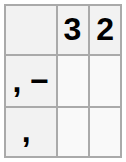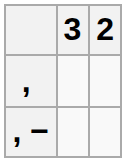rows swapped: (31, 80) <-> (31, 131)
